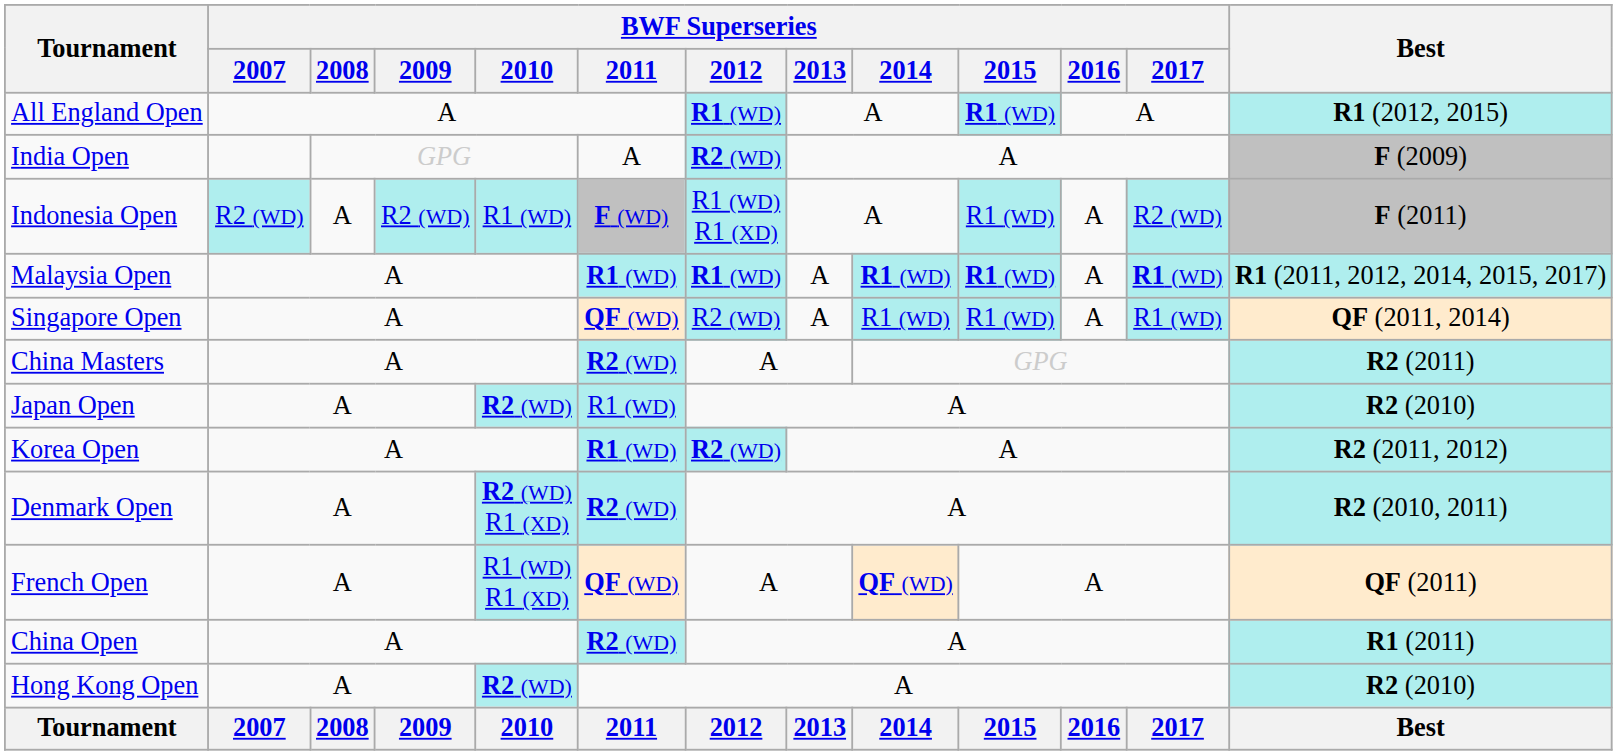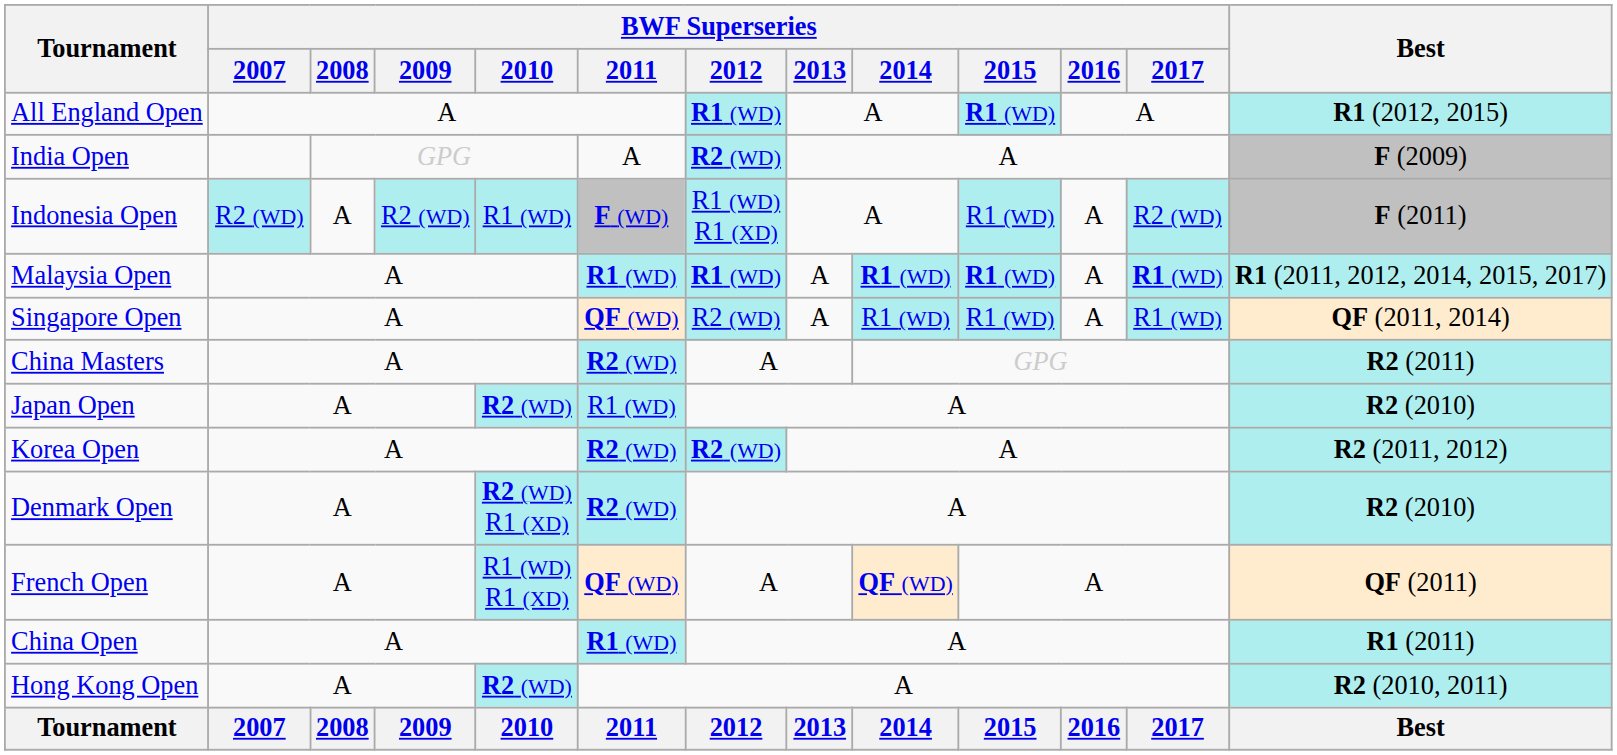(631, 448) R1 (WD) -> (631, 448) R2 (WD)
(1421, 507) R2 (2010, 2011) -> (1421, 507) R2 (2010)
(631, 641) R2 (WD) -> (631, 641) R1 (WD)
(1421, 684) R2 (2010) -> (1421, 684) R2 (2010, 2011)
